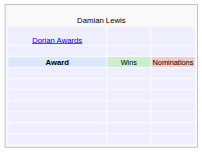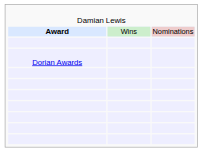rows swapped: (57, 62) <-> (57, 40)
